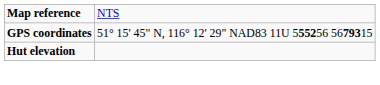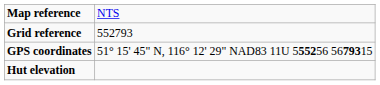+ row: (44, 32)
